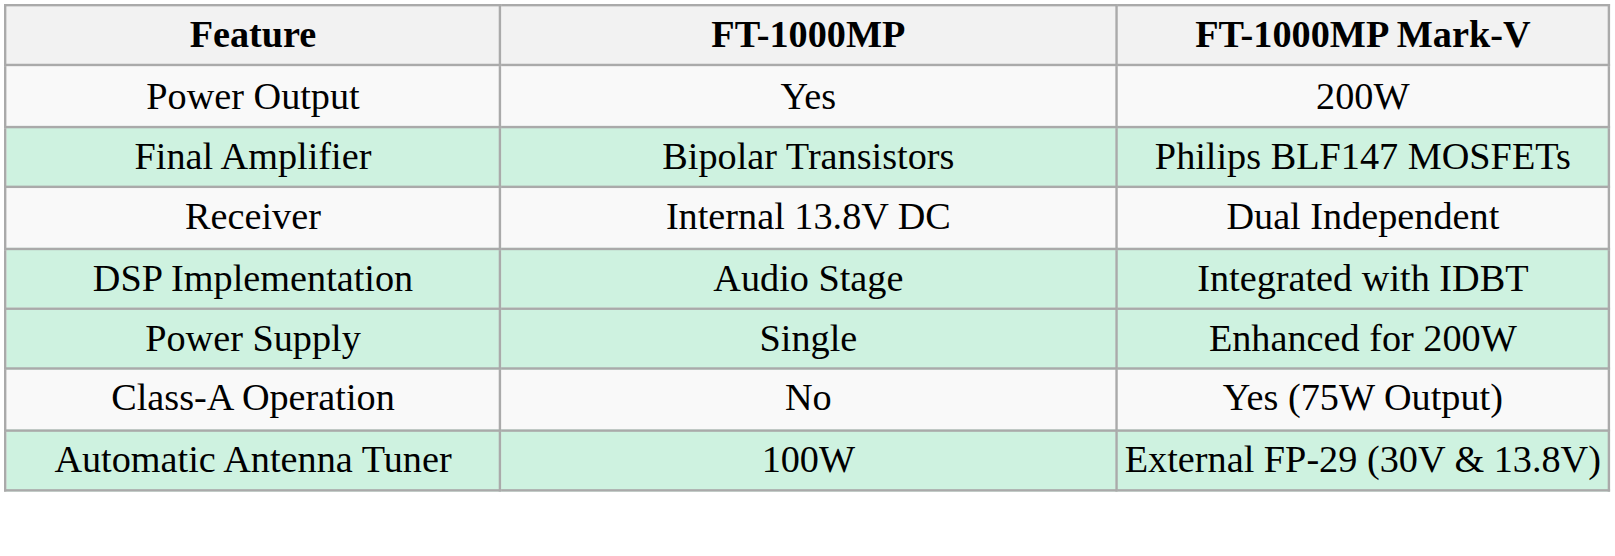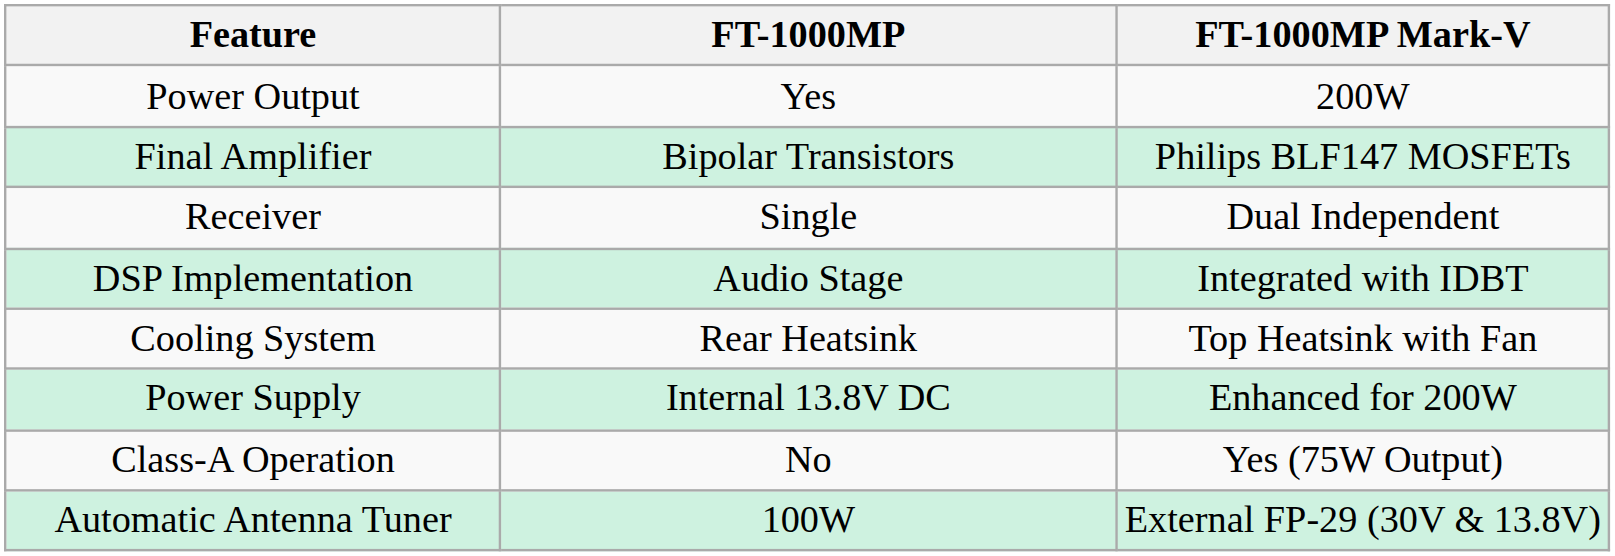(808, 216) Internal 13.8V DC -> (808, 216) Single
+ row: (253, 338)
(808, 338) Single -> (808, 398) Internal 13.8V DC
